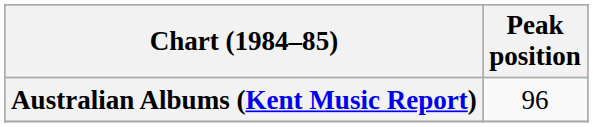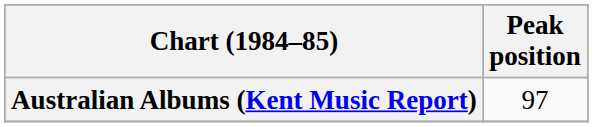(535, 99) 96 -> (535, 99) 97
